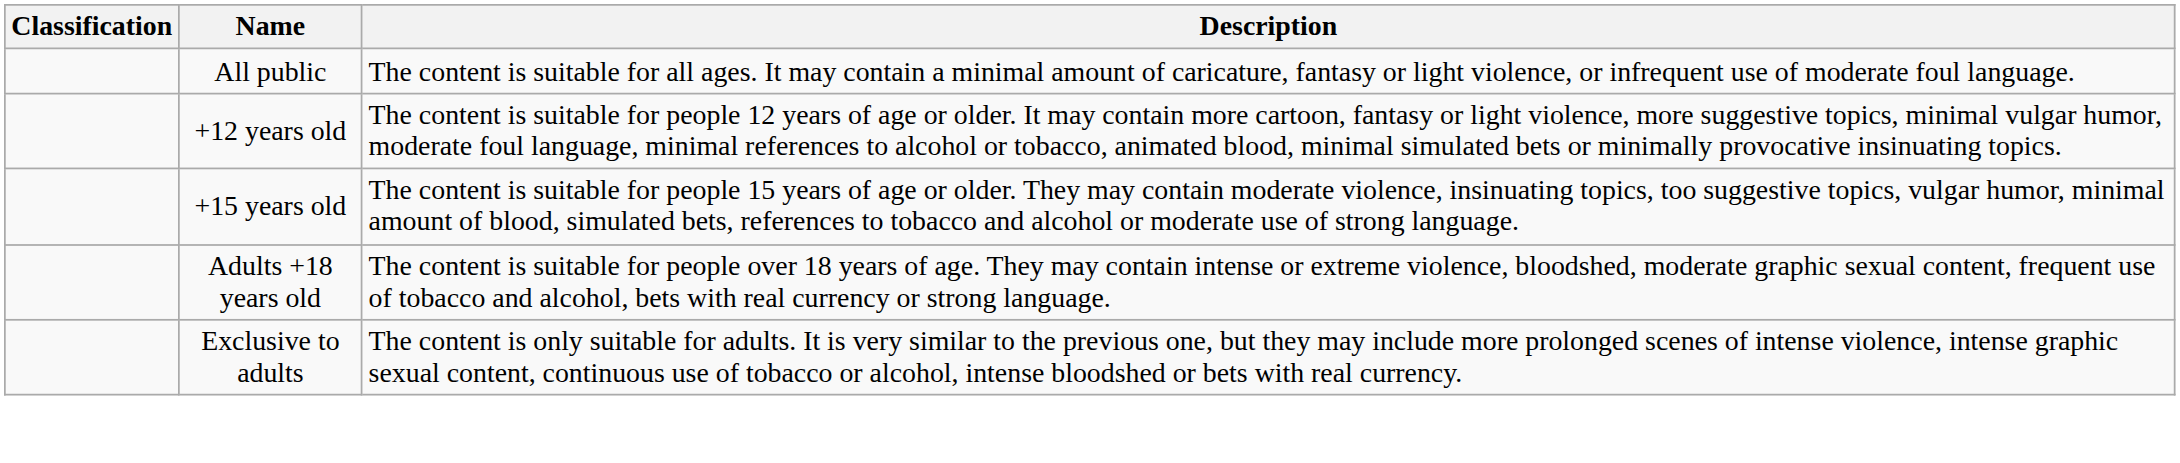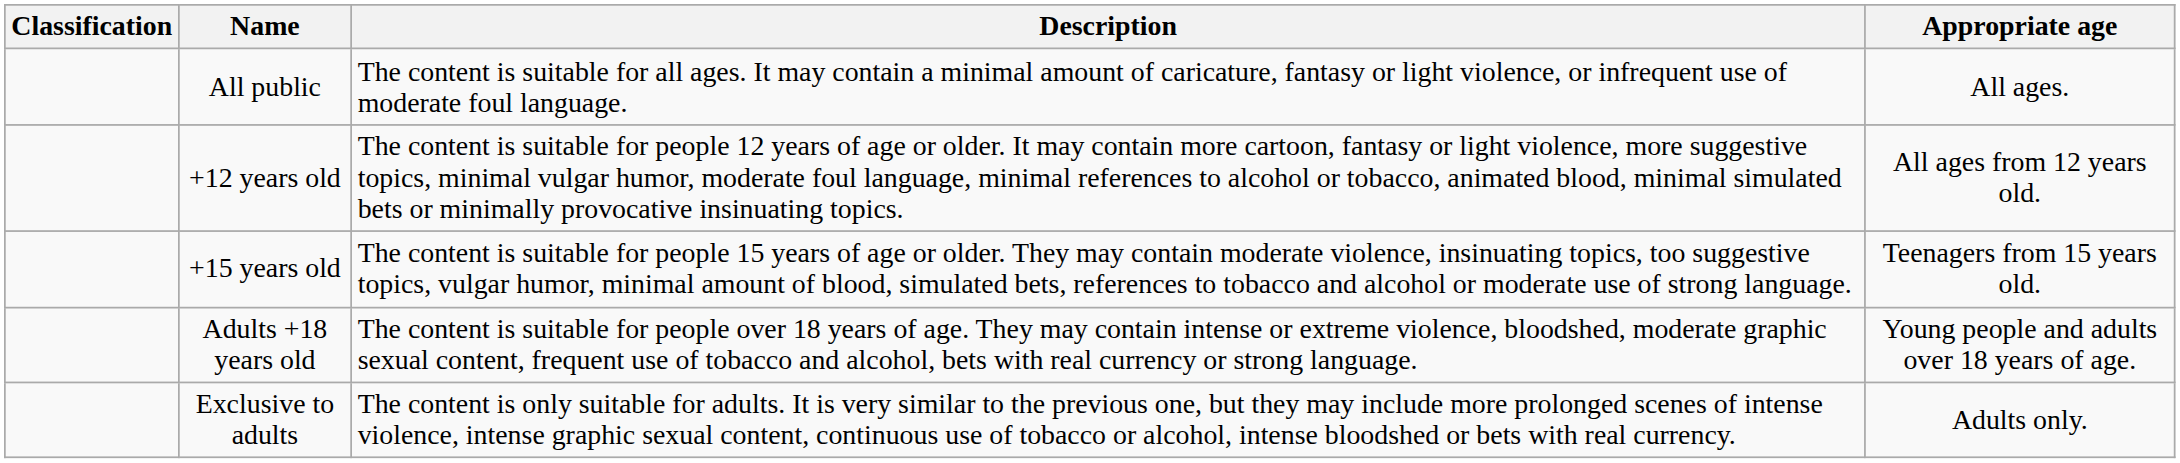+ column: (2020, 26)
